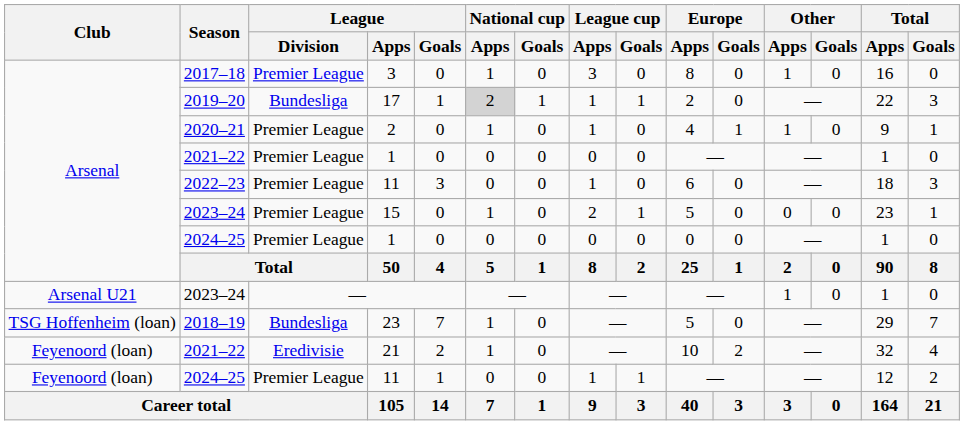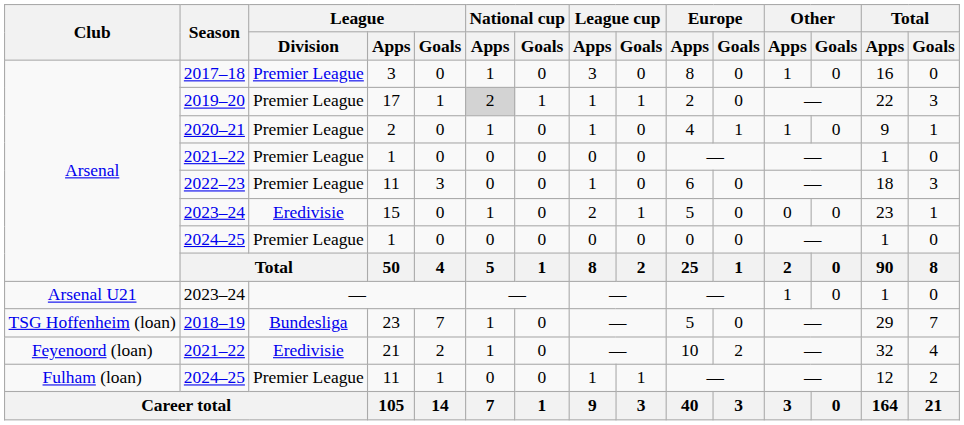(308, 101) Bundesliga -> (308, 101) Premier League
(308, 211) Premier League -> (308, 211) Eredivisie
(92, 377) Feyenoord (loan) -> (92, 377) Fulham (loan)
